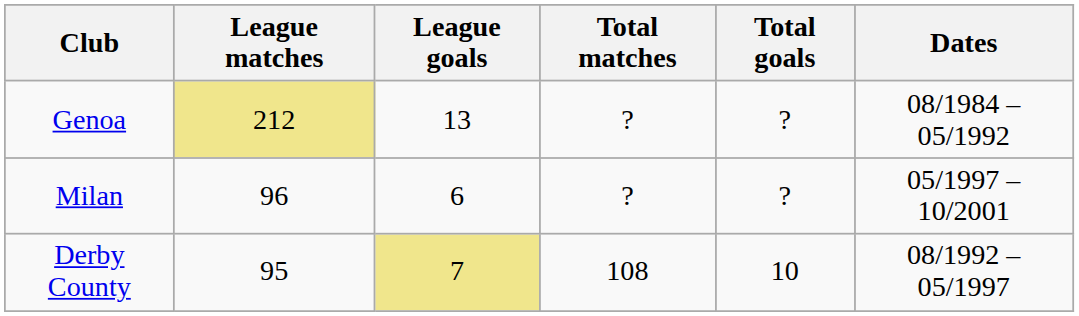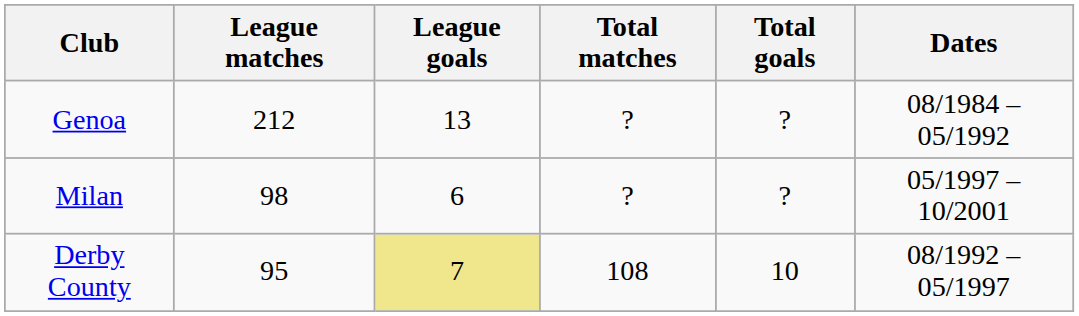(274, 119) khaki background -> (274, 119) no background
(274, 195) 96 -> (274, 195) 98
